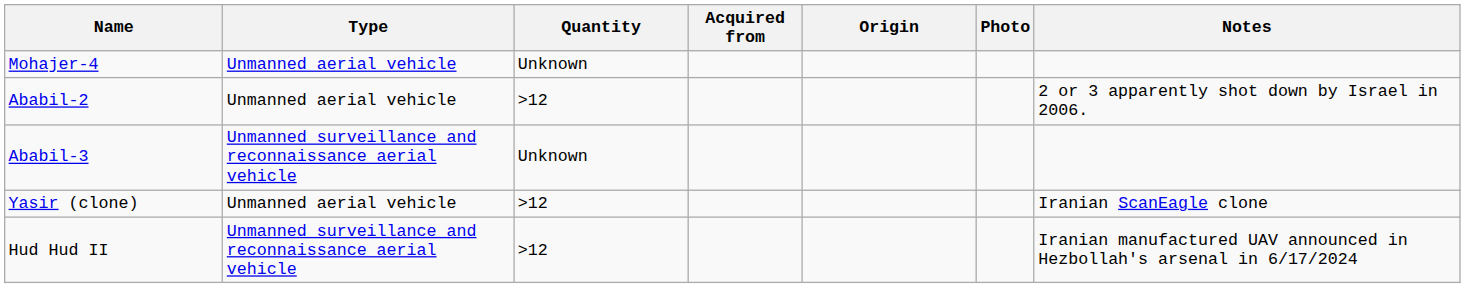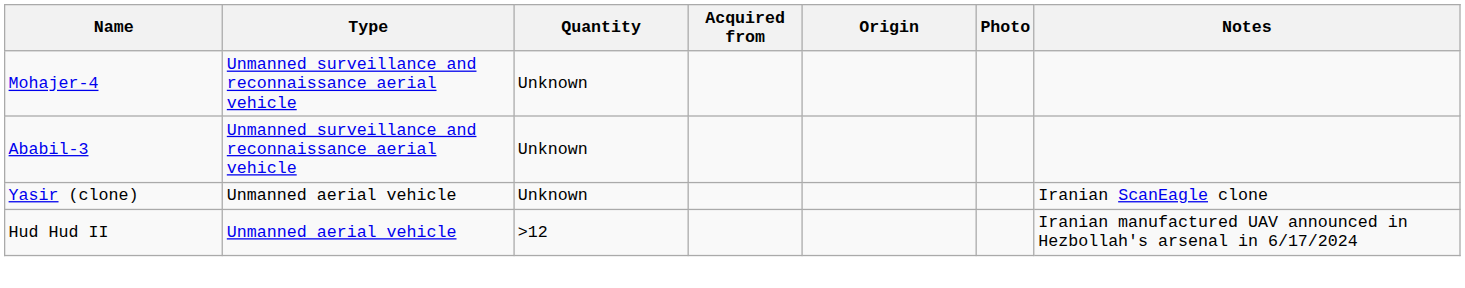(342, 65) Unmanned aerial vehicle -> (352, 84) Unmanned surveillance and reconnaissance aerial vehicle
- row: (49, 101)
(533, 203) >12 -> (553, 196) Unknown
(352, 250) Unmanned surveillance and reconnaissance aerial vehicle -> (342, 232) Unmanned aerial vehicle
